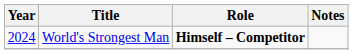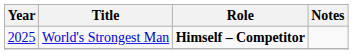(22, 37) 2024 -> (22, 37) 2025
